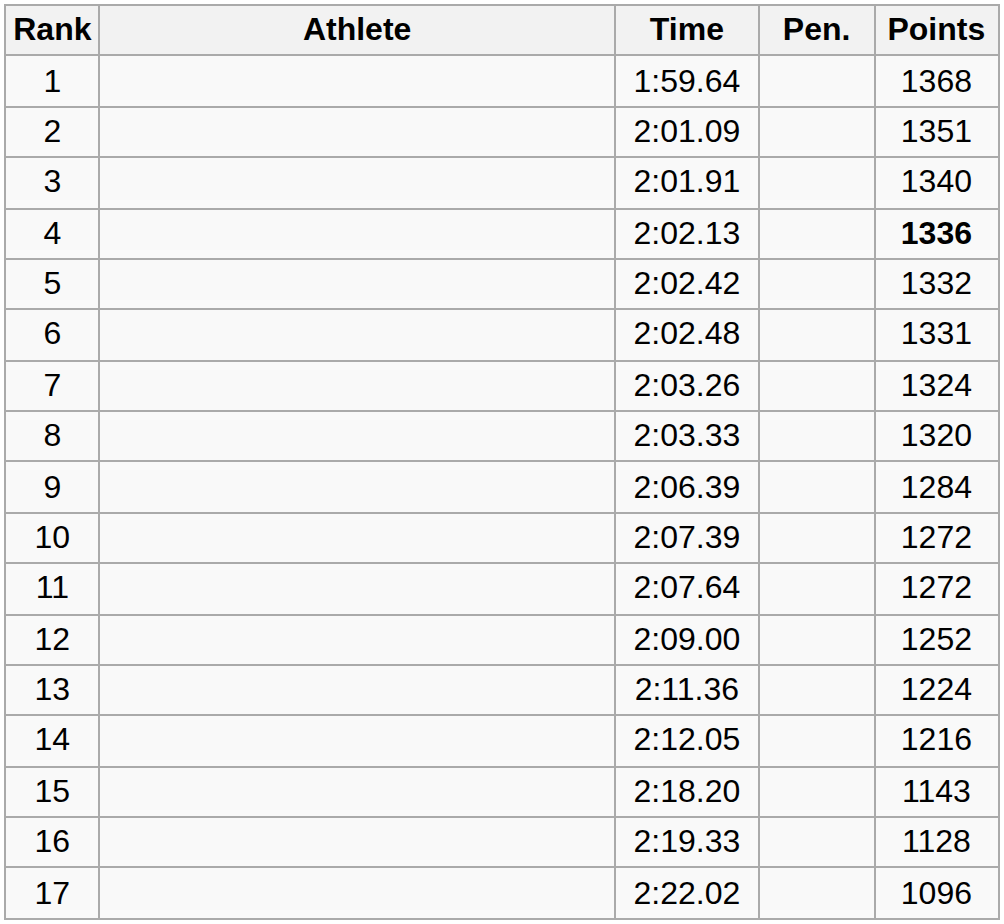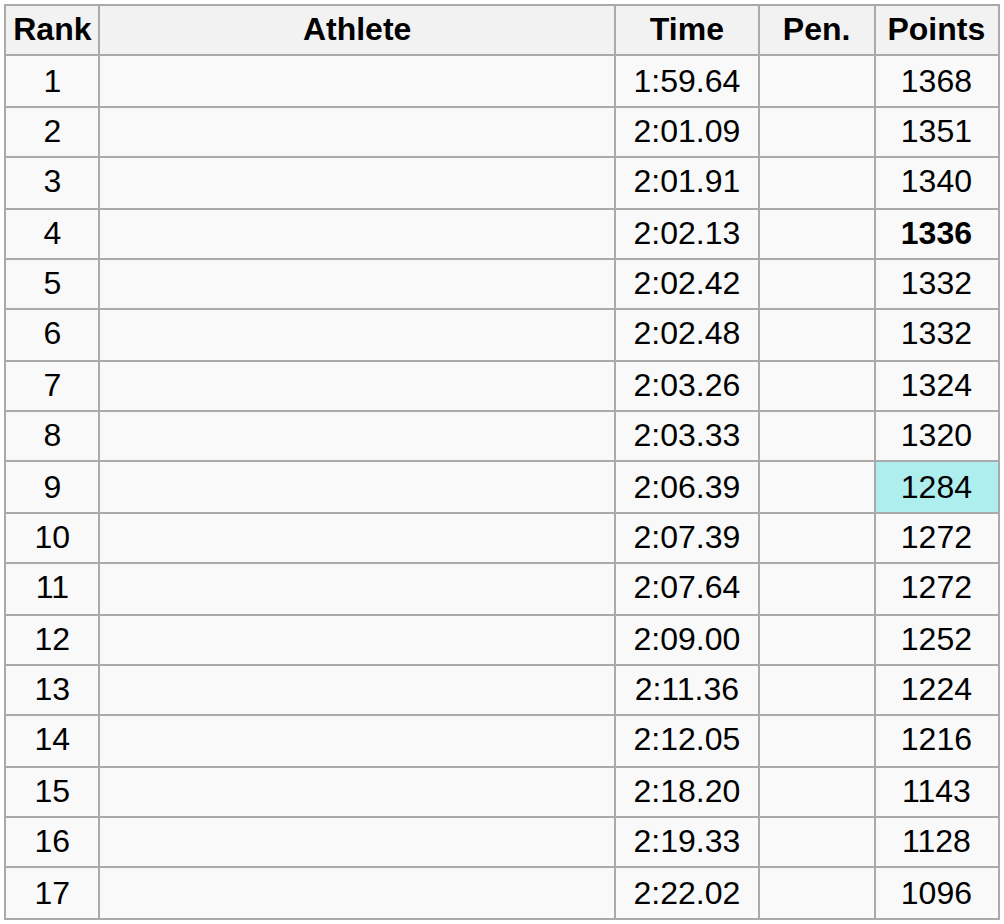(936, 334) 1331 -> (936, 334) 1332
(936, 486) no background -> (936, 486) paleturquoise background
